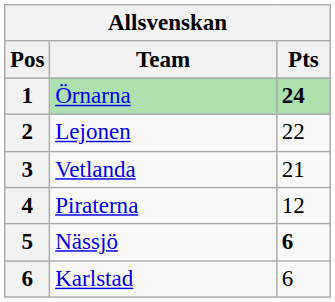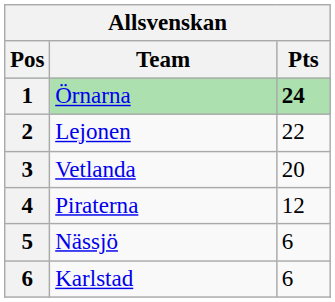(293, 168) 21 -> (293, 168) 20
(288, 242) bold -> (288, 242) normal
